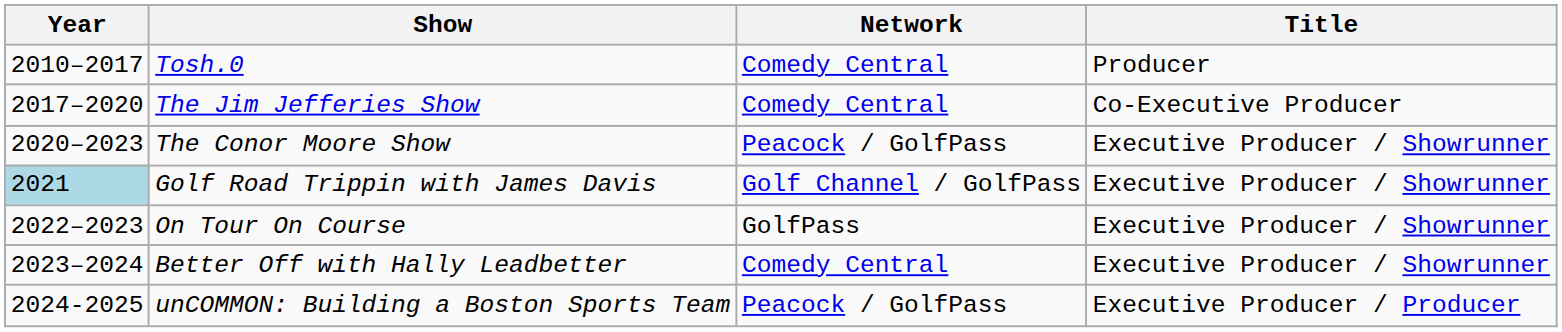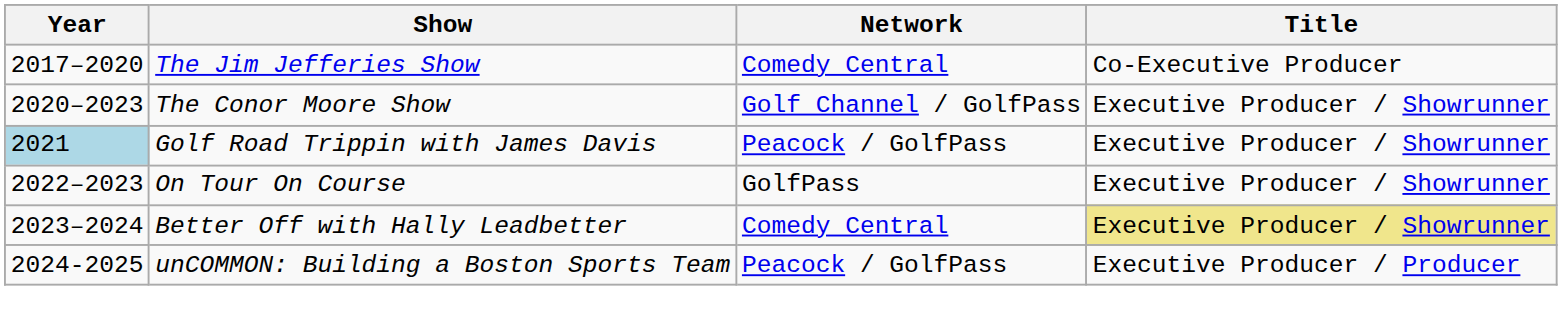- row: (199, 65)
(875, 145) Peacock / GolfPass -> (912, 105) Golf Channel / GolfPass
(912, 185) Golf Channel / GolfPass -> (875, 145) Peacock / GolfPass
(1321, 265) no background -> (1321, 225) khaki background
